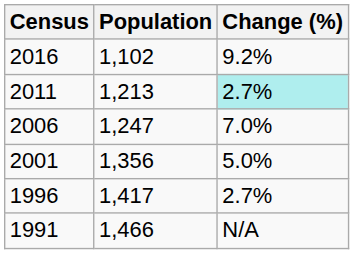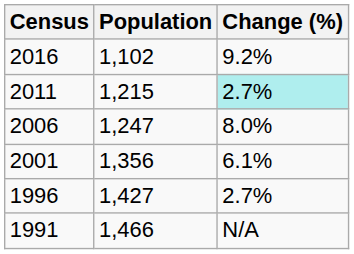(126, 91) 1,213 -> (126, 91) 1,215
(247, 126) 7.0% -> (247, 126) 8.0%
(247, 160) 5.0% -> (247, 160) 6.1%
(126, 195) 1,417 -> (126, 195) 1,427
